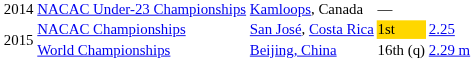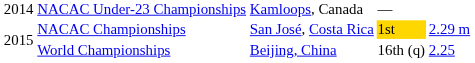(442, 29) 2.25 -> (449, 29) 2.29 m
(449, 50) 2.29 m -> (442, 50) 2.25
